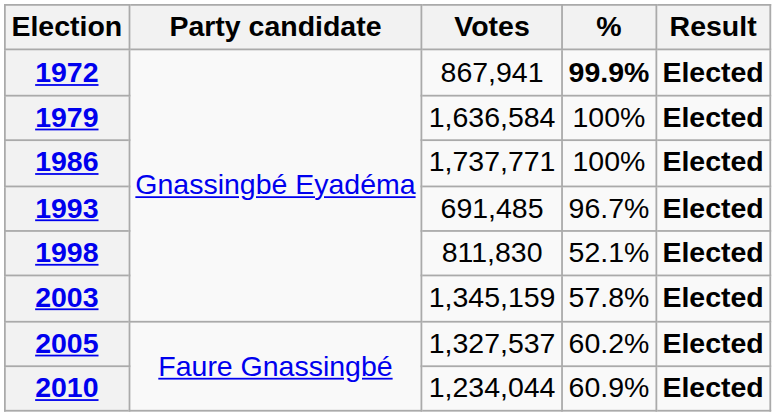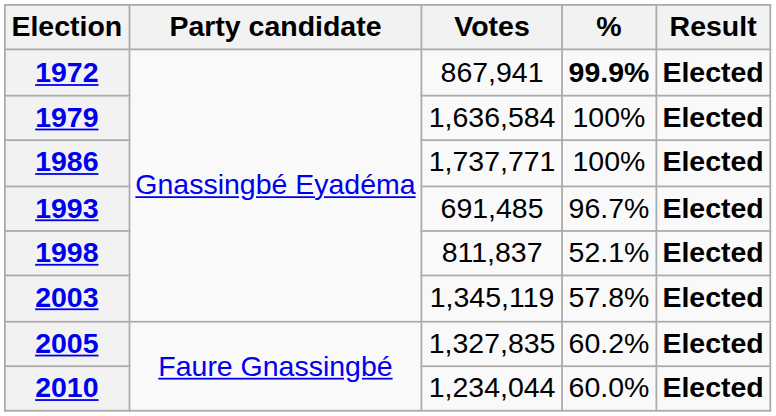(492, 252) 811,830 -> (492, 252) 811,837
(492, 298) 1,345,159 -> (492, 298) 1,345,119
(492, 343) 1,327,537 -> (492, 343) 1,327,835
(609, 388) 60.9% -> (609, 388) 60.0%
